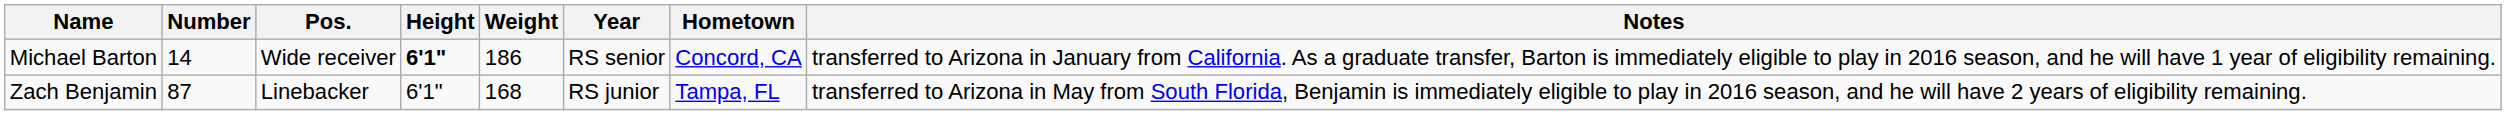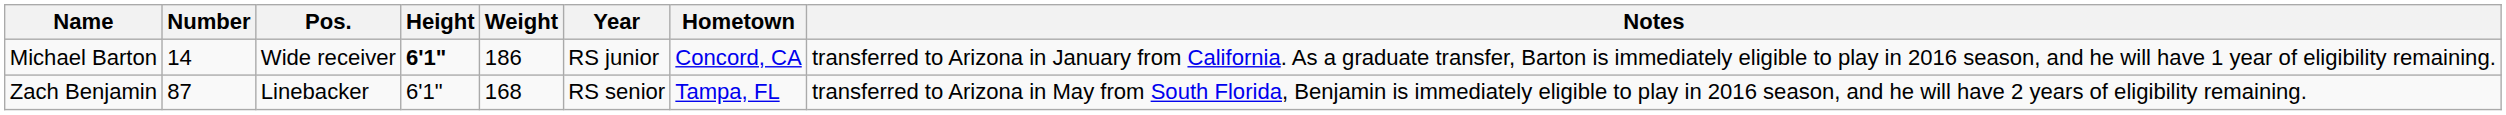(617, 57) RS senior -> (614, 57) RS junior
(614, 92) RS junior -> (617, 92) RS senior
